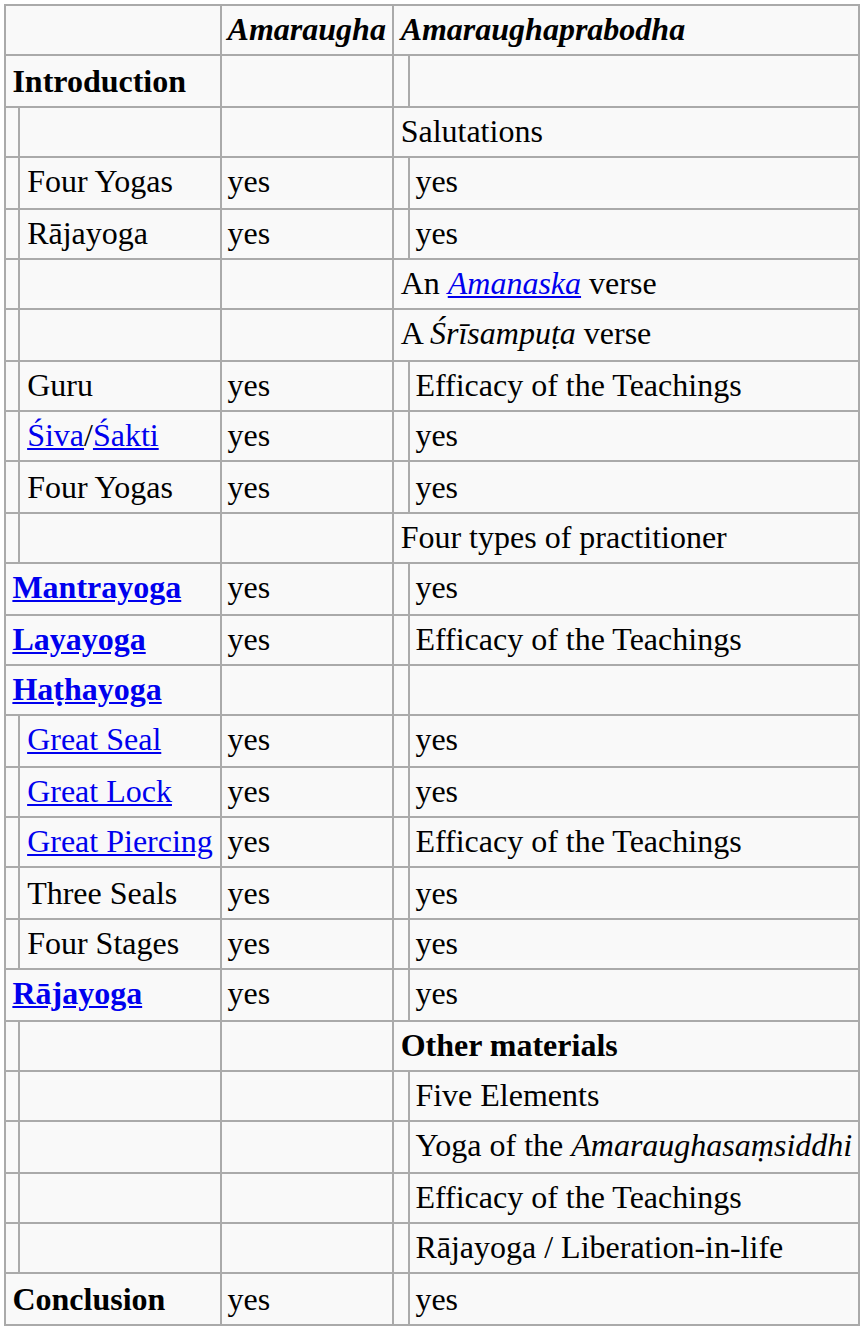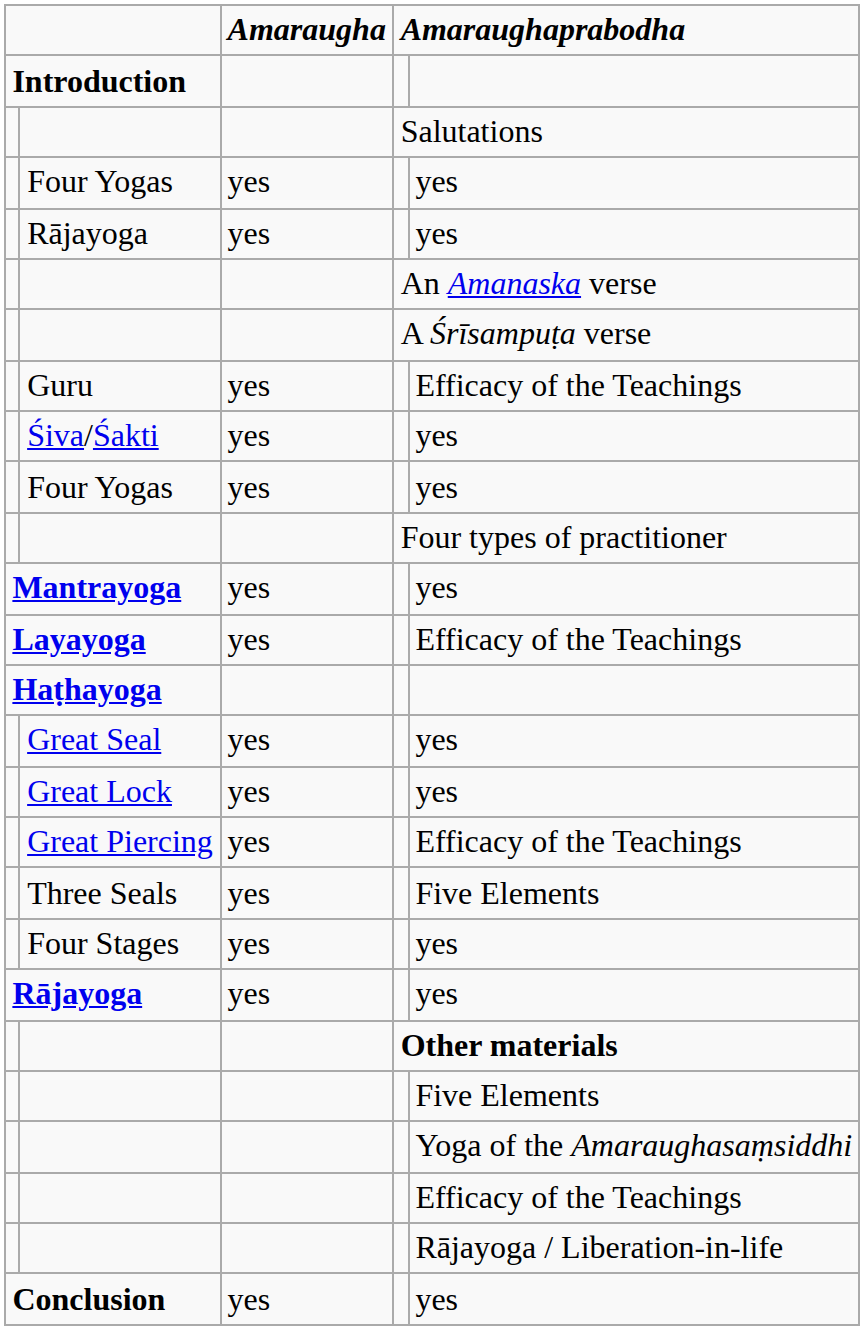(437, 892) yes -> (507, 892) Five Elements
